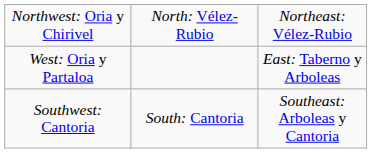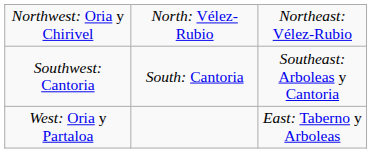rows swapped: (68, 67) <-> (68, 118)
